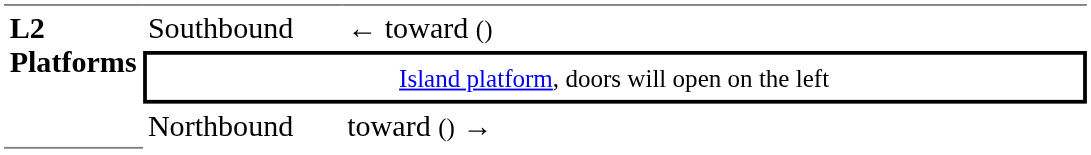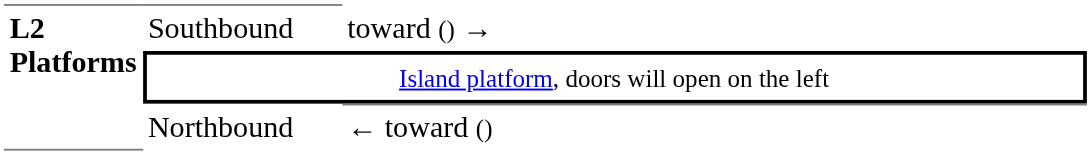(420, 28) ← toward () -> (420, 27) toward () →
(420, 125) toward () → -> (420, 127) ← toward ()
